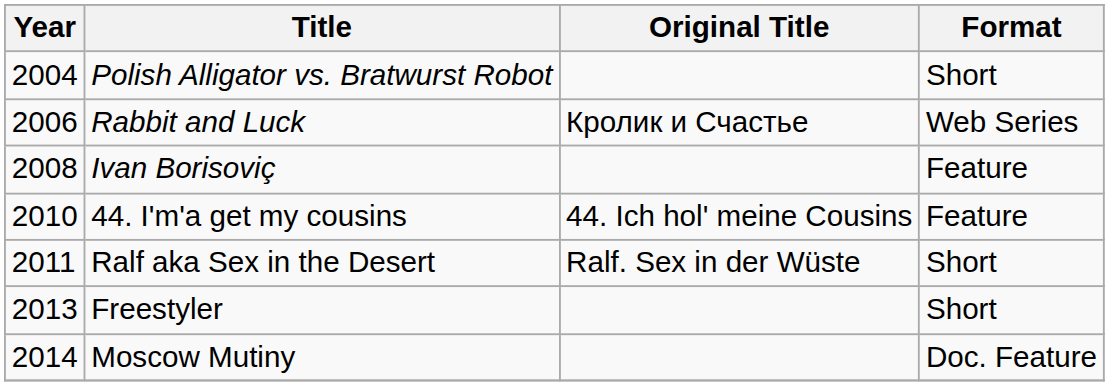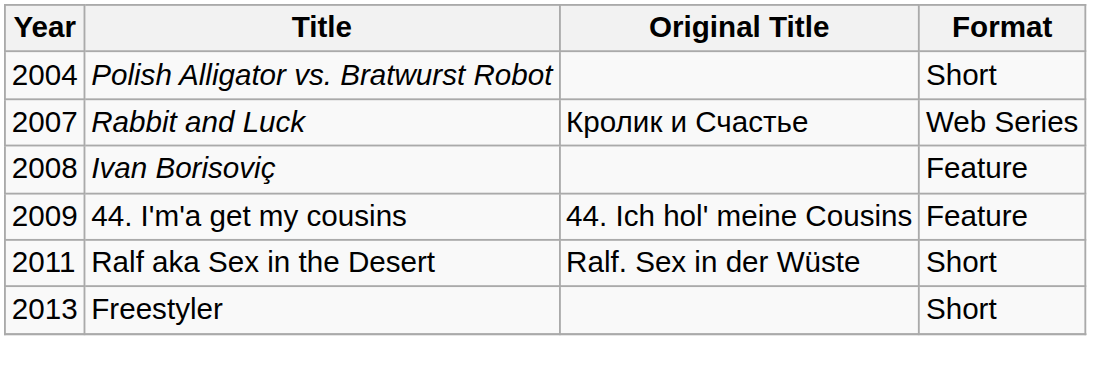(45, 121) 2006 -> (45, 121) 2007
(45, 215) 2010 -> (45, 215) 2009
- row: (193, 356)
